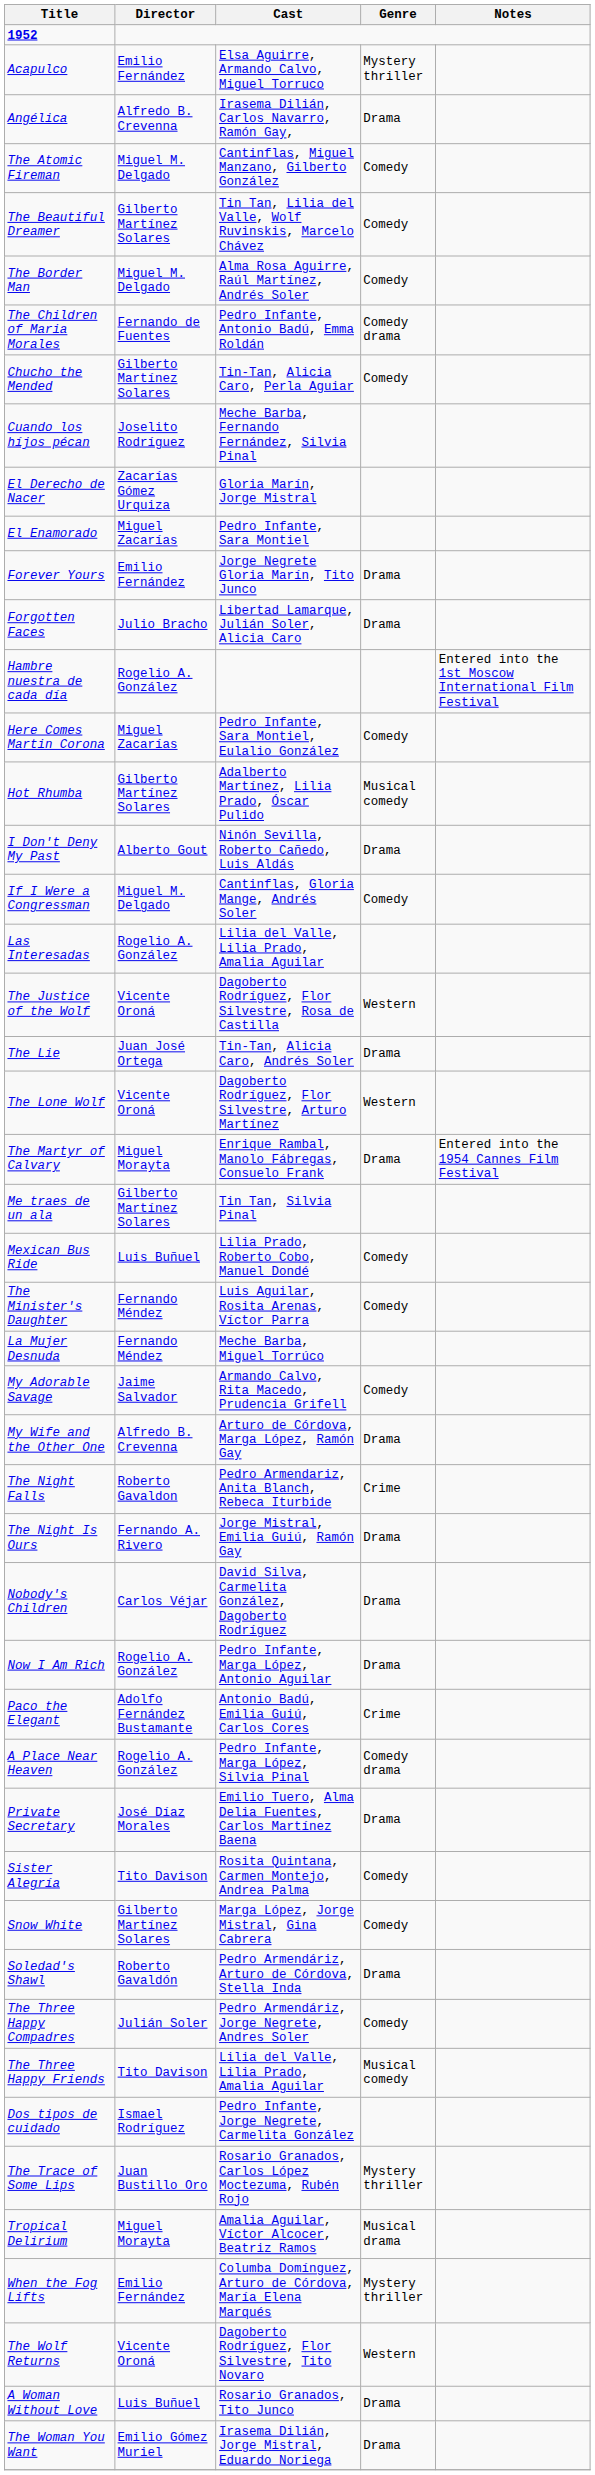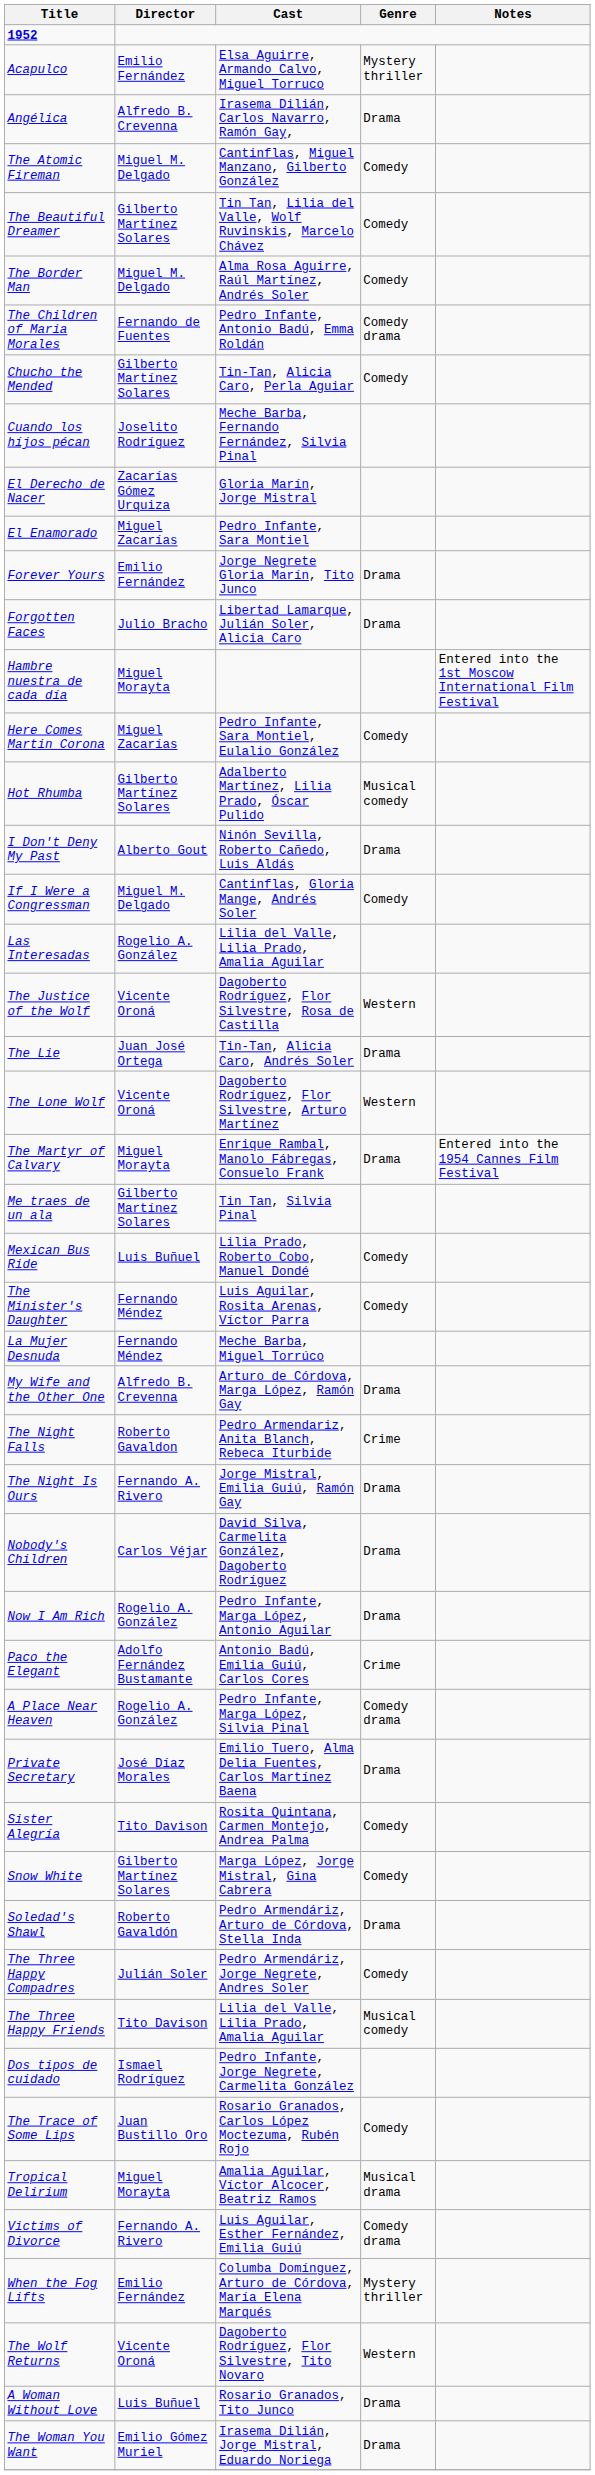(155, 681) Rogelio A. González -> (144, 681) Miguel Morayta
- row: (49, 1391)
(393, 2178) Mystery thriller -> (386, 2129) Comedy
+ row: (45, 2234)
